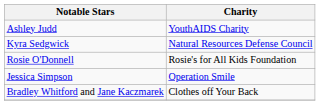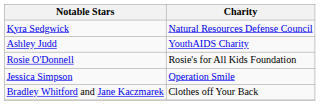rows swapped: (38, 44) <-> (32, 28)
